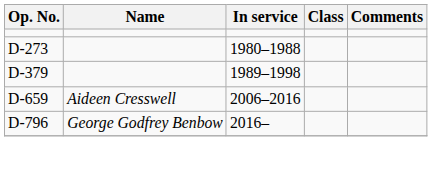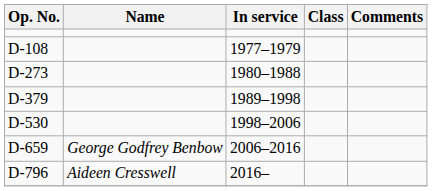+ row: (28, 49)
+ row: (28, 123)
(122, 98) Aideen Cresswell -> (145, 148) George Godfrey Benbow
(145, 123) George Godfrey Benbow -> (122, 173) Aideen Cresswell
